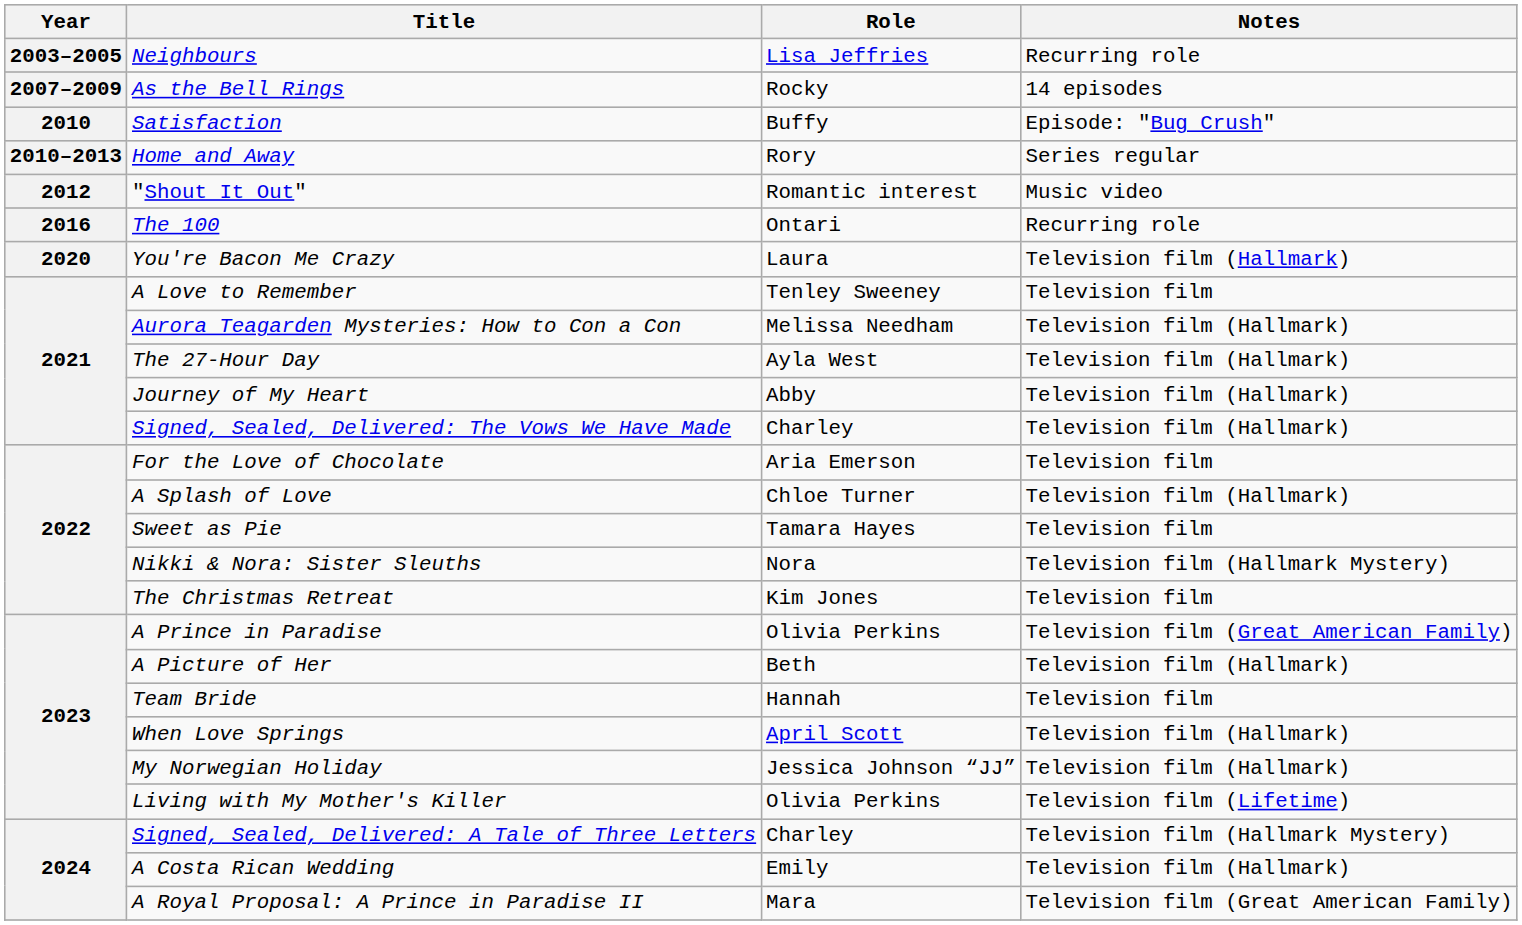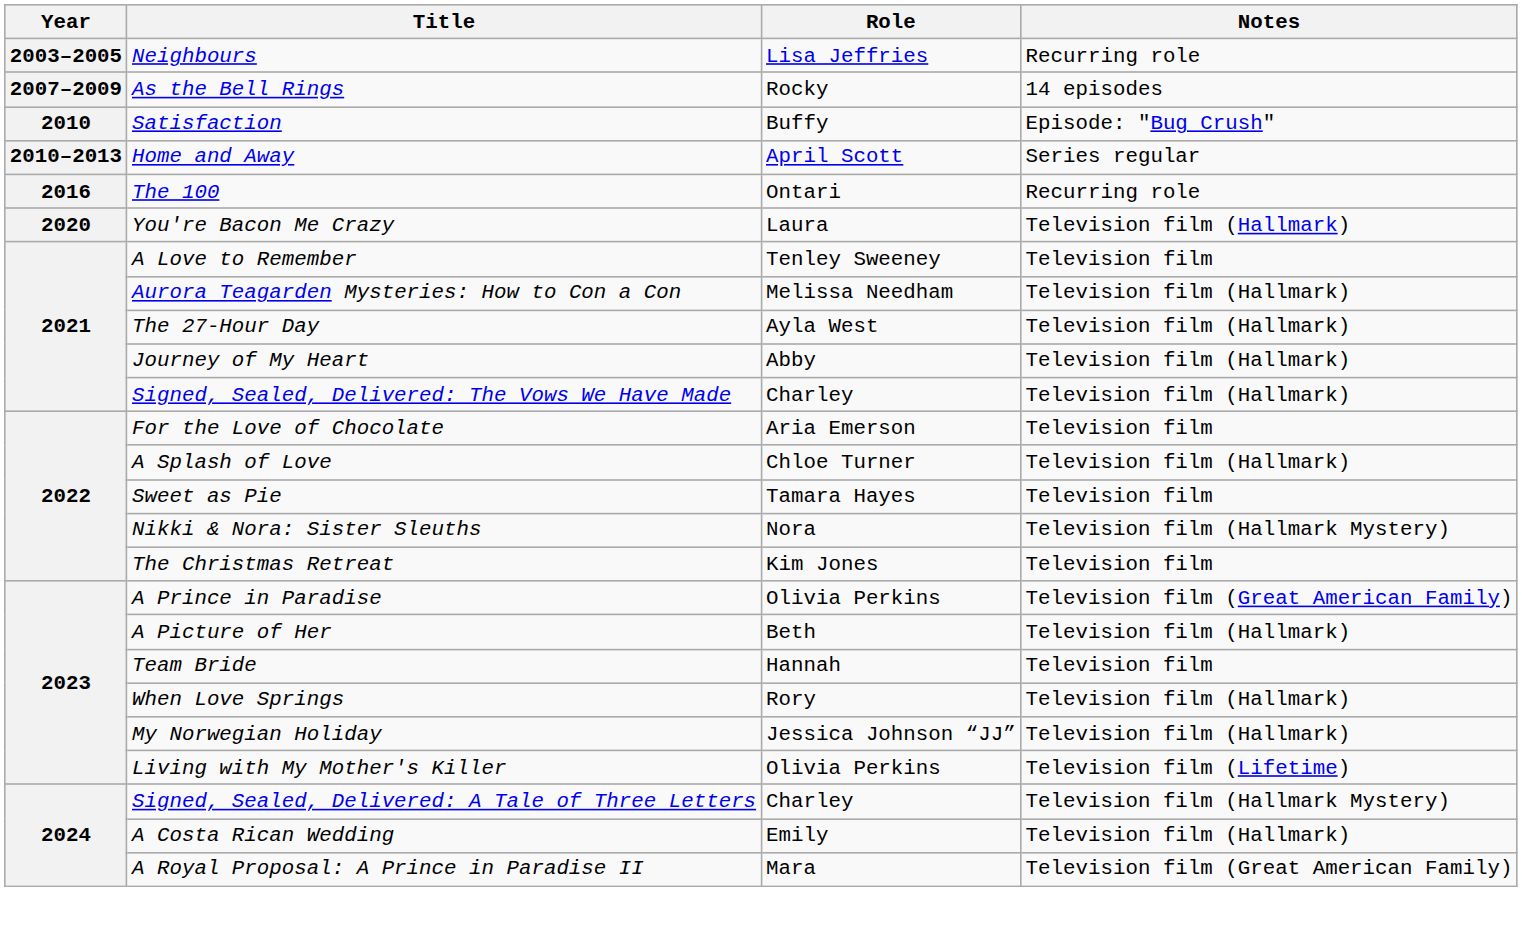(791, 157) Rory -> (835, 157) April Scott
- row: (219, 191)
(835, 734) April Scott -> (791, 700) Rory
